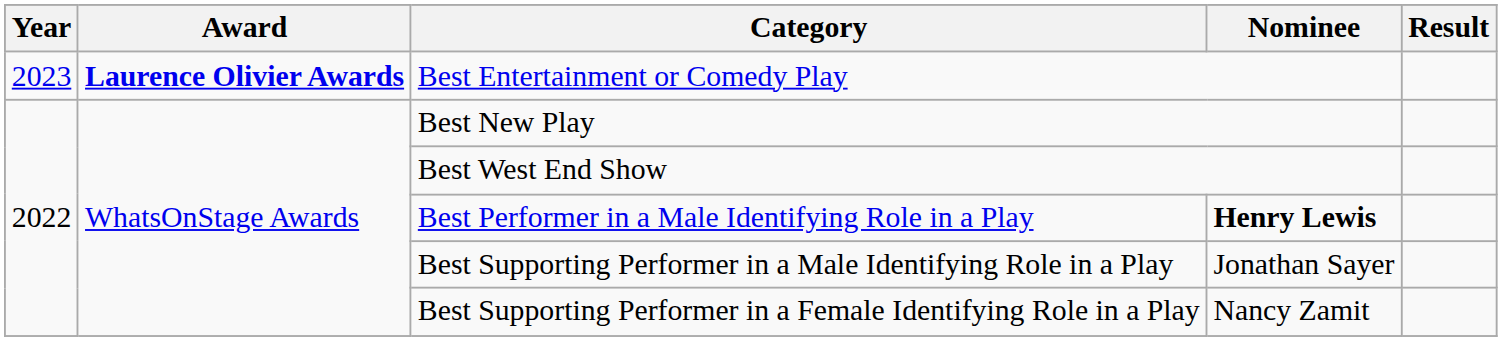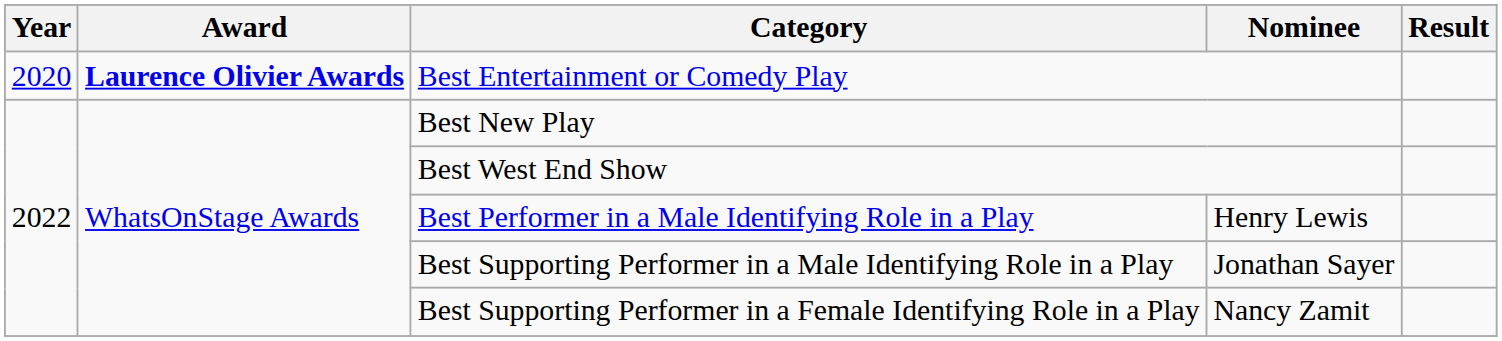(42, 75) 2023 -> (42, 75) 2020
(1295, 216) bold -> (1291, 216) normal
